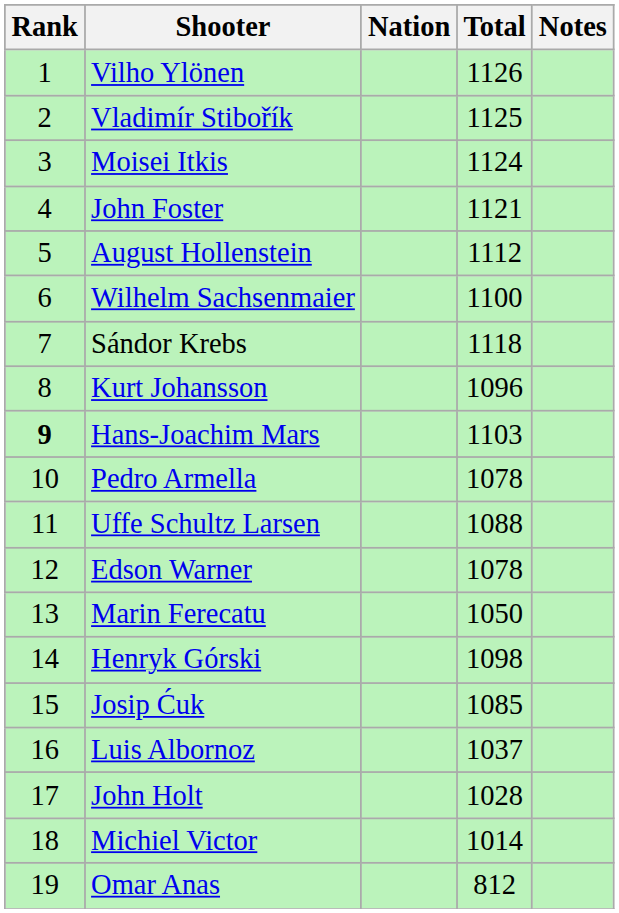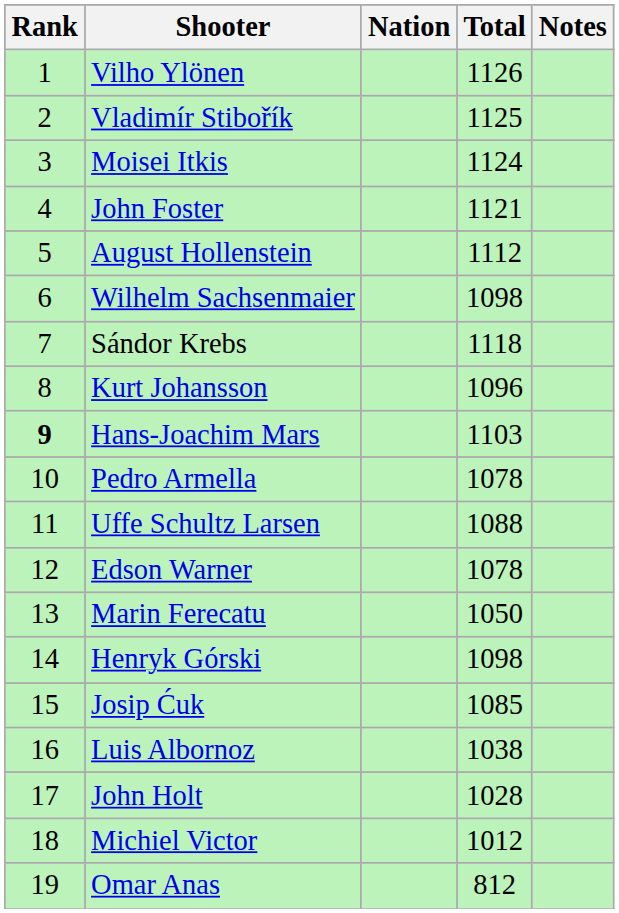(495, 298) 1100 -> (495, 298) 1098
(495, 749) 1037 -> (495, 749) 1038
(495, 840) 1014 -> (495, 840) 1012
